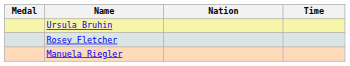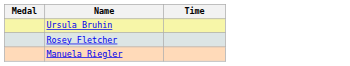- column: (223, 11)
